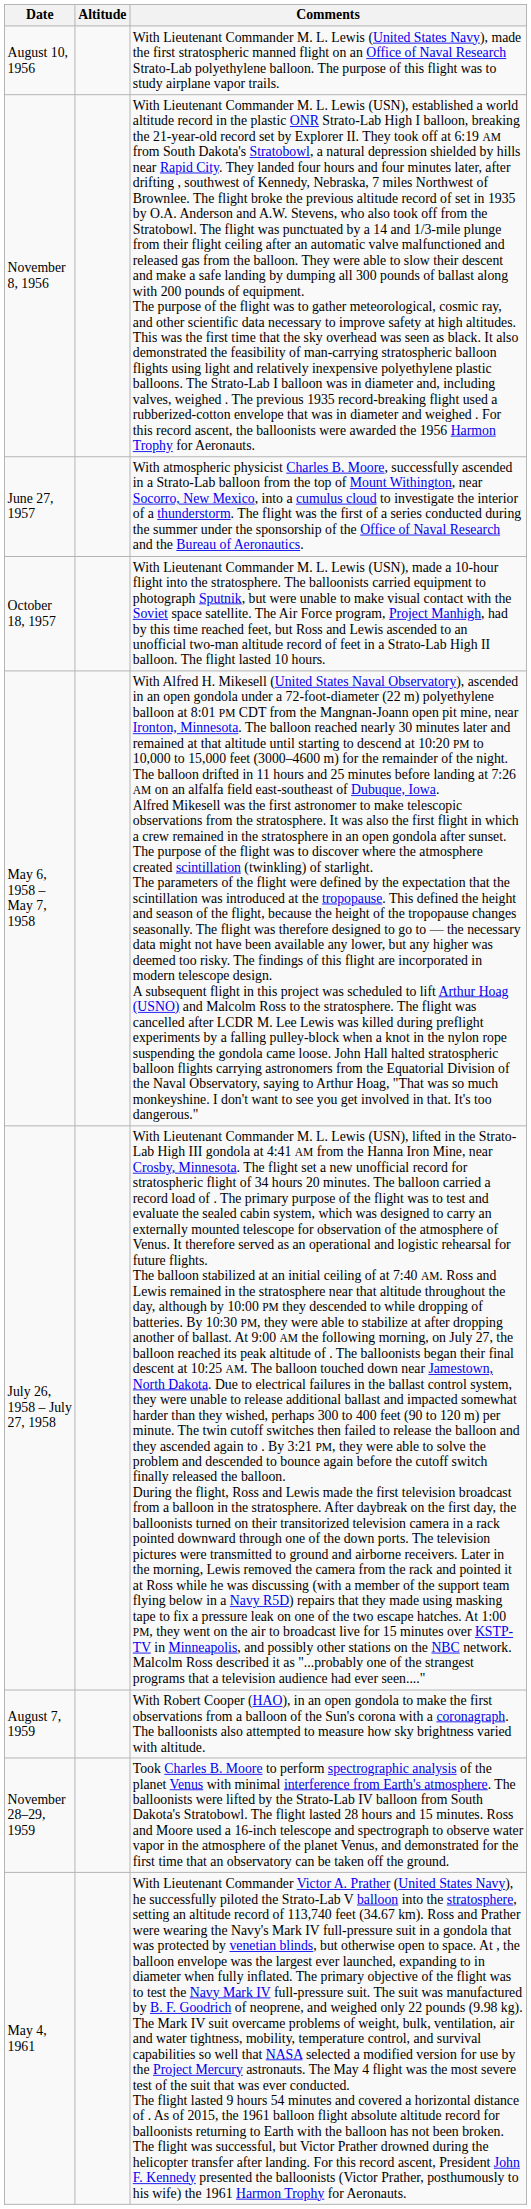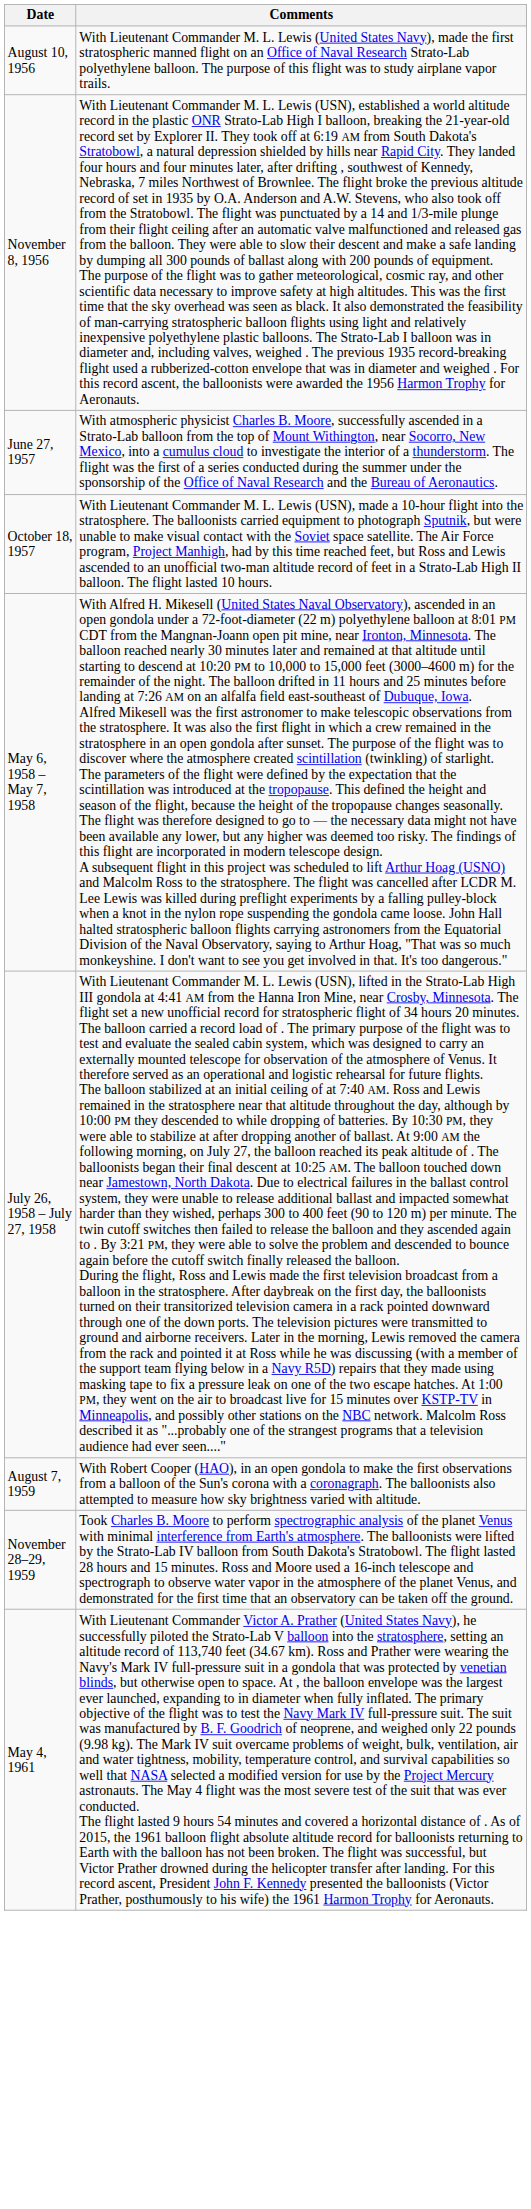- column: (102, 15)
